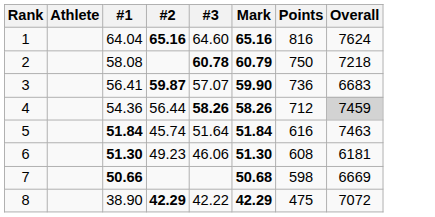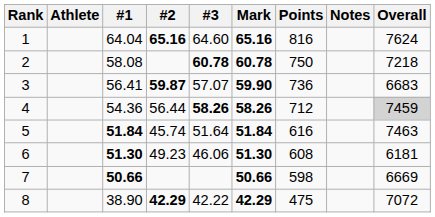+ column: (350, 16)
(254, 62) 60.79 -> (254, 62) 60.78
(254, 177) 50.68 -> (254, 177) 50.66
